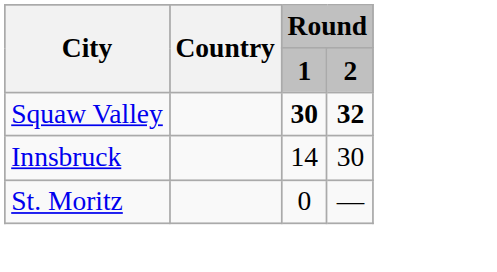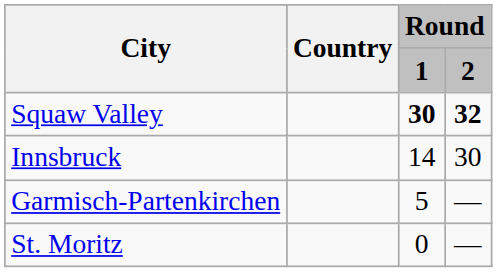+ row: (146, 200)
